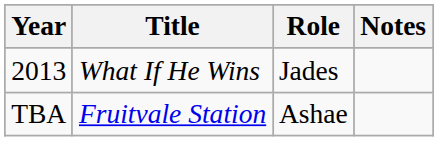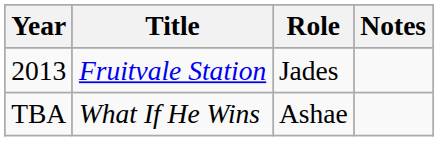(170, 69) What If He Wins -> (173, 69) Fruitvale Station
(173, 113) Fruitvale Station -> (170, 113) What If He Wins
